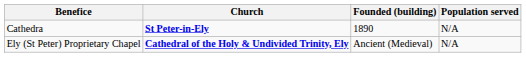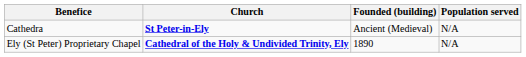(363, 28) 1890 -> (393, 28) Ancient (Medieval)
(393, 44) Ancient (Medieval) -> (363, 44) 1890
